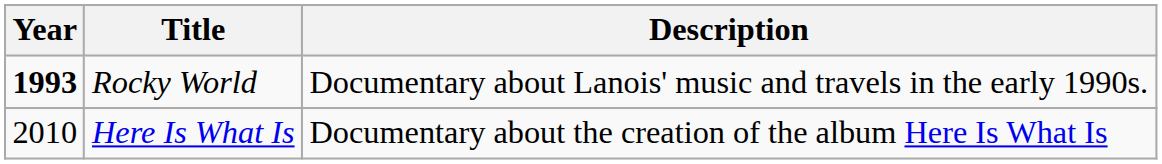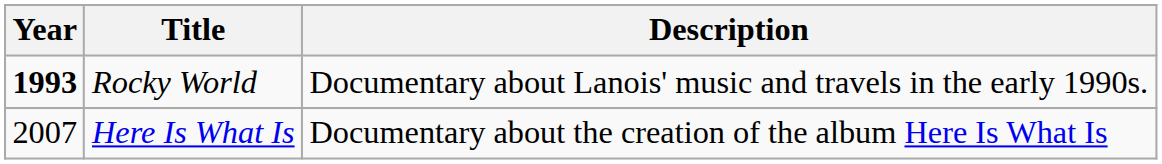(45, 132) 2010 -> (45, 132) 2007
